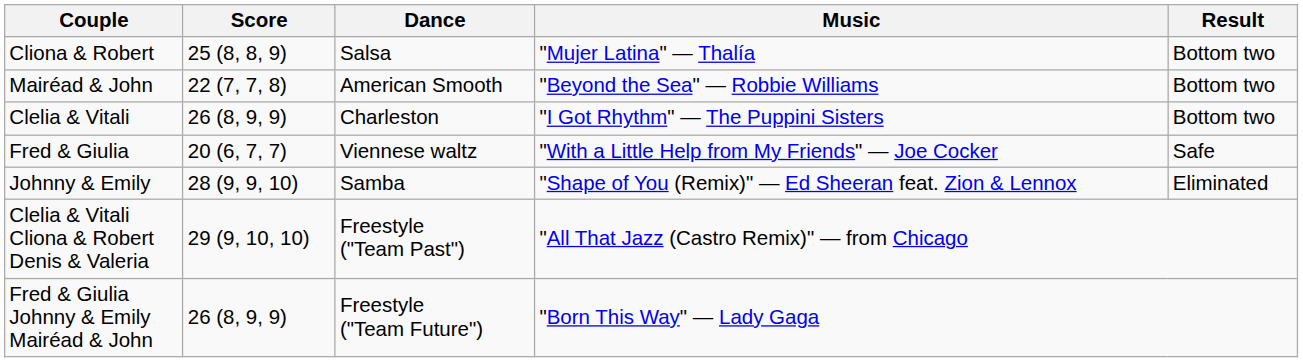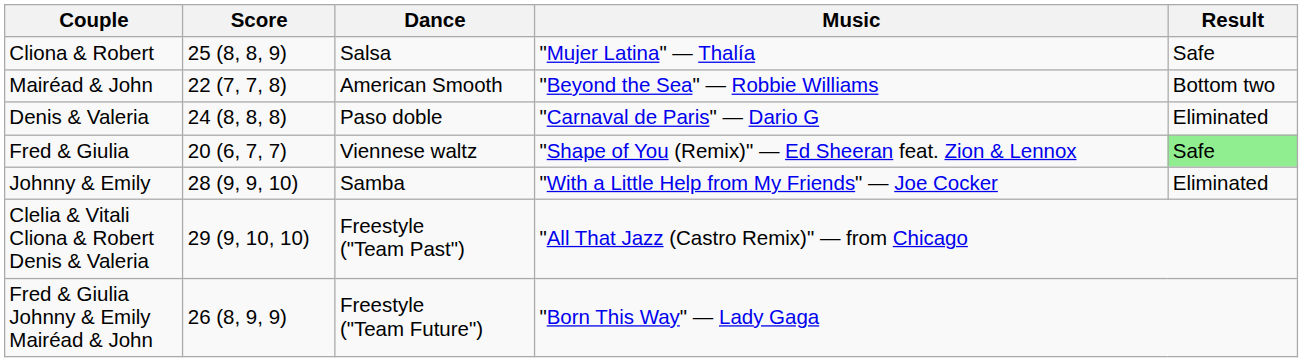(1224, 53) Bottom two -> (1194, 53) Safe
- row: (69, 118)
+ row: (79, 118)
(769, 150) "With a Little Help from My Friends" — Joe Cocker -> (808, 150) "Shape of You (Remix)" — Ed Sheeran feat. Zion & Lennox
(1194, 150) no background -> (1194, 150) lightgreen background
(808, 183) "Shape of You (Remix)" — Ed Sheeran feat. Zion & Lennox -> (769, 183) "With a Little Help from My Friends" — Joe Cocker
